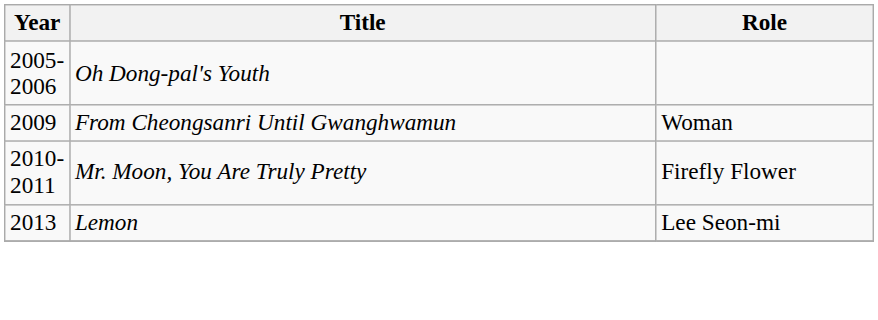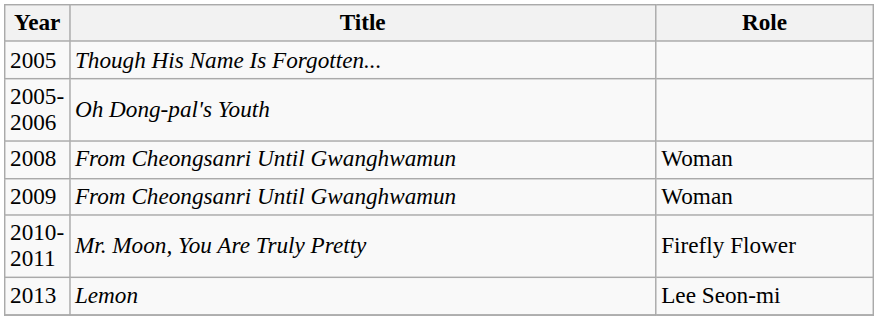+ row: (33, 59)
+ row: (33, 159)
